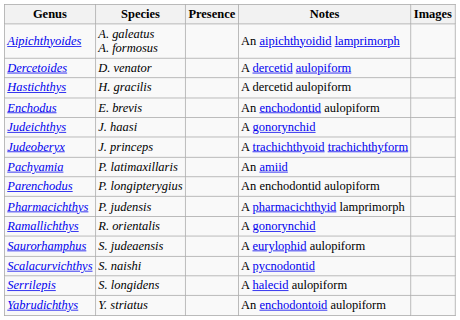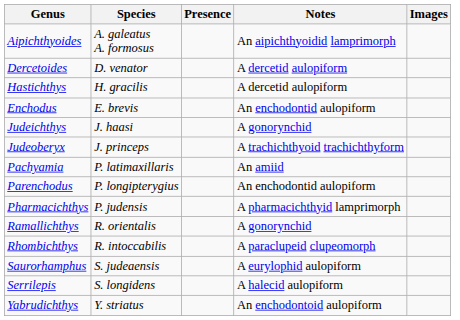+ row: (43, 246)
- row: (50, 265)
